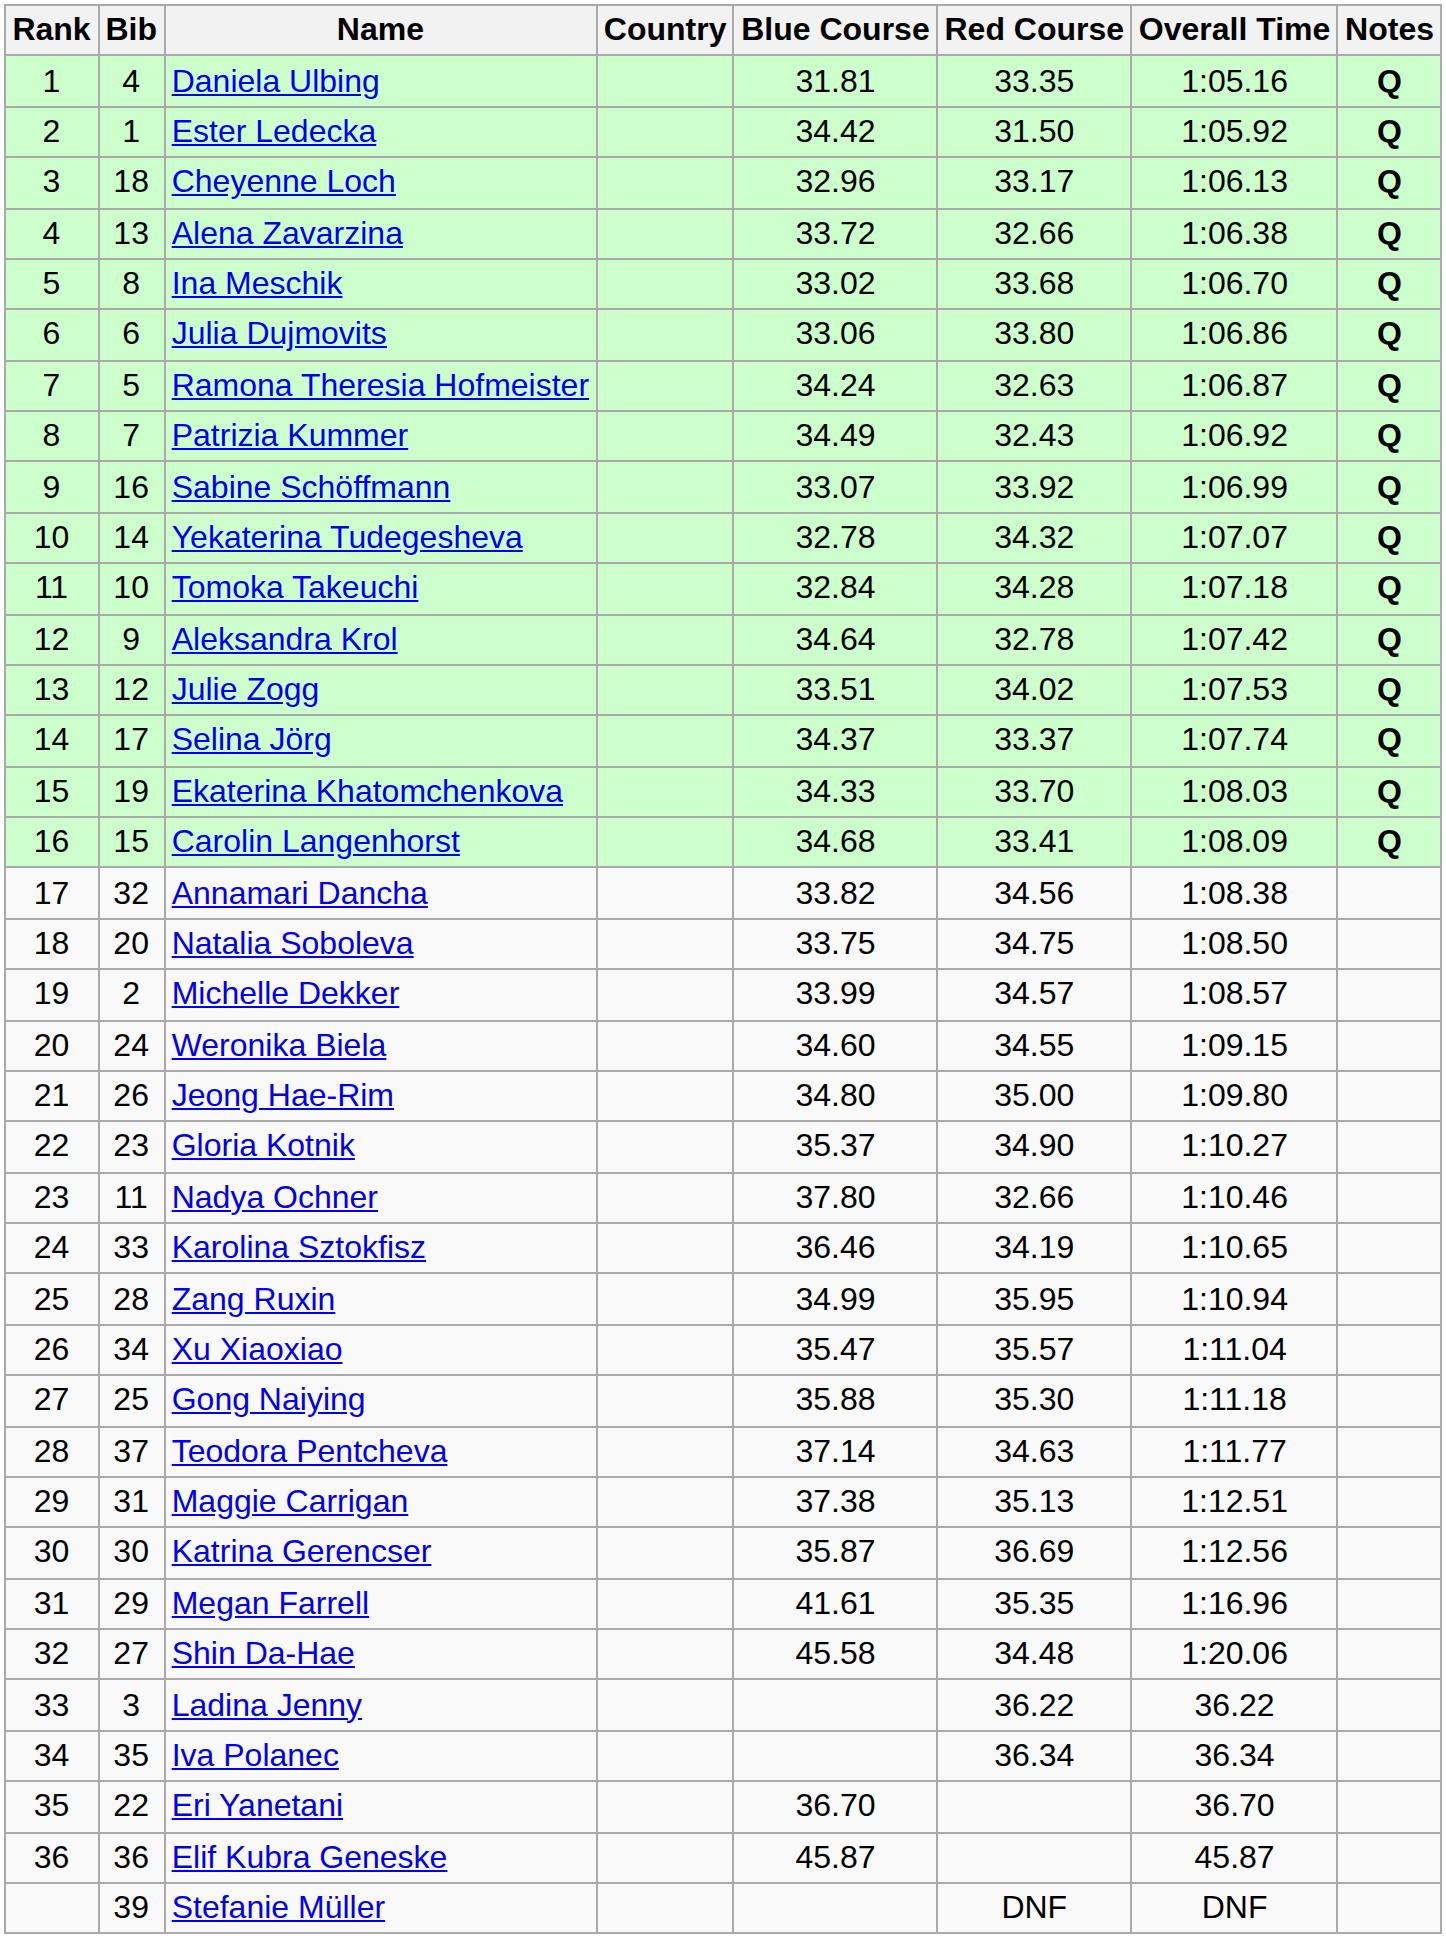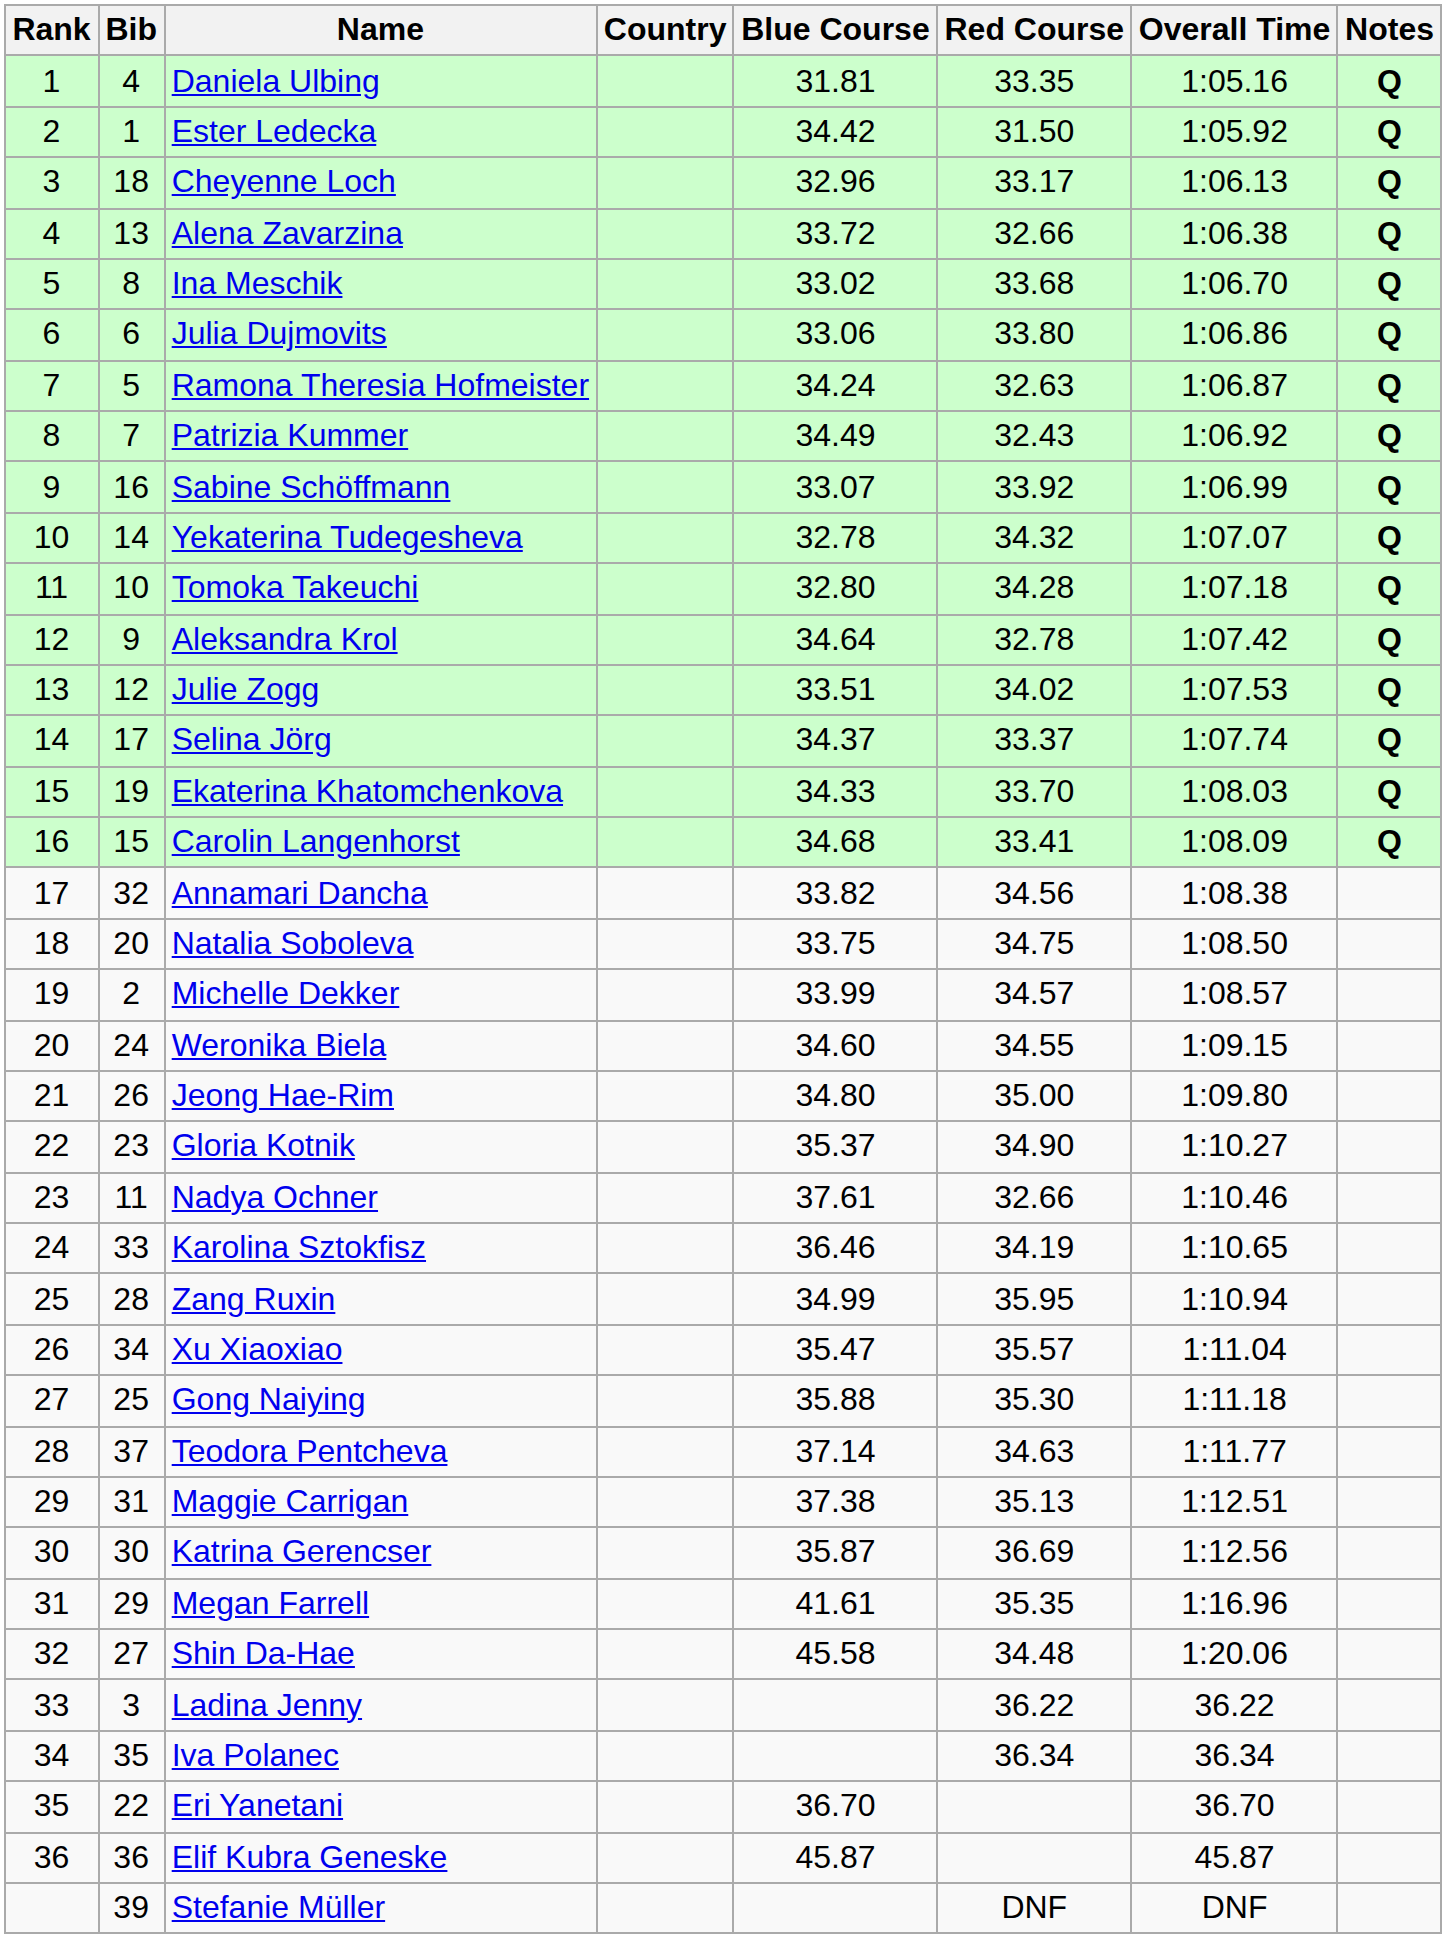(835, 588) 32.84 -> (835, 588) 32.80
(835, 1197) 37.80 -> (835, 1197) 37.61
